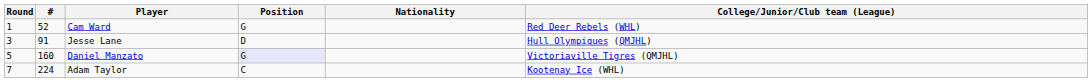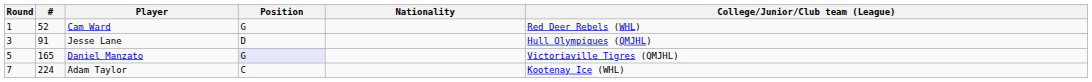(46, 56) 160 -> (46, 56) 165
